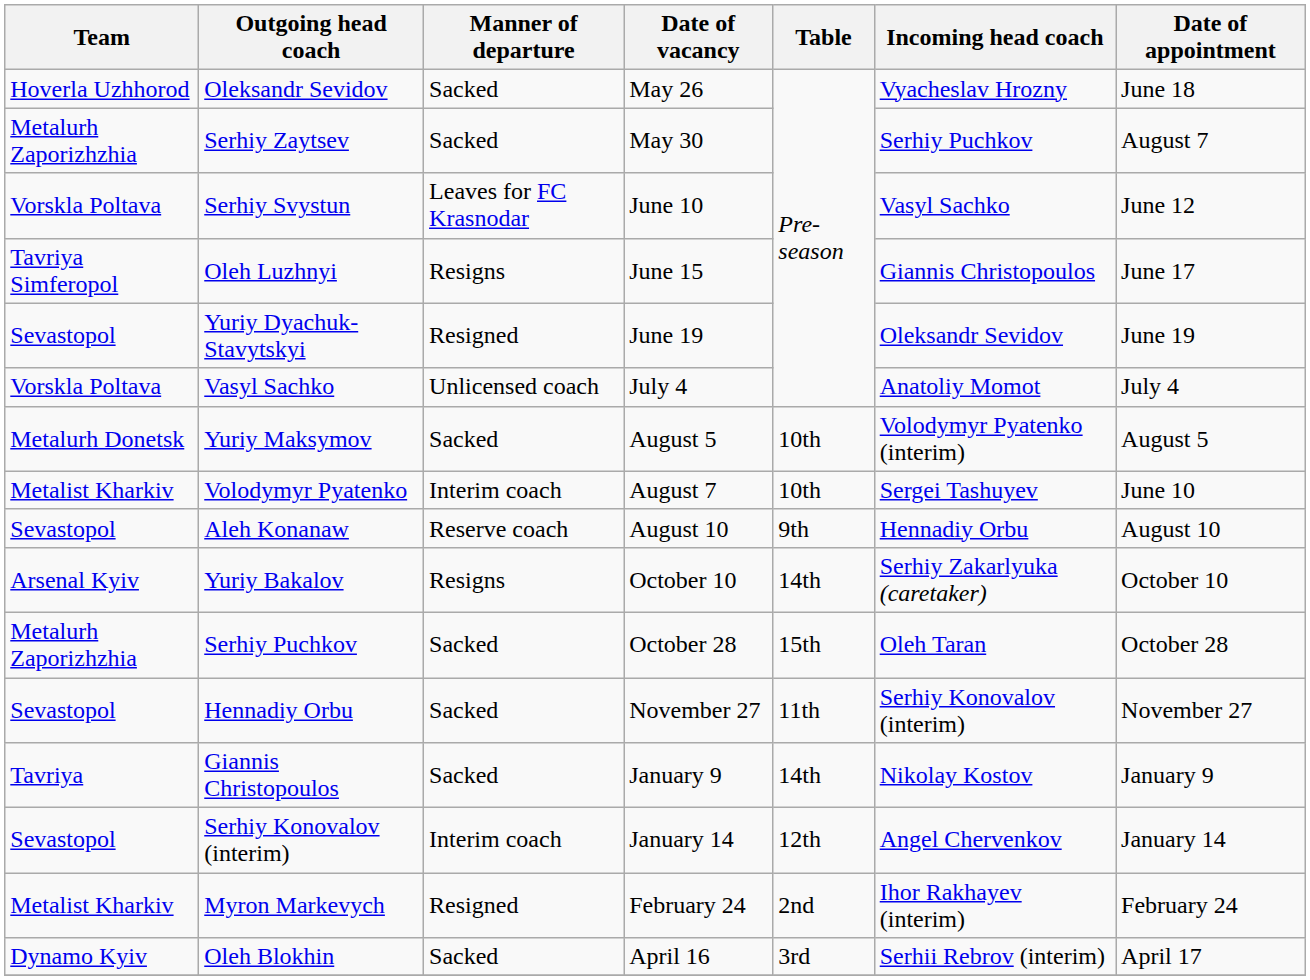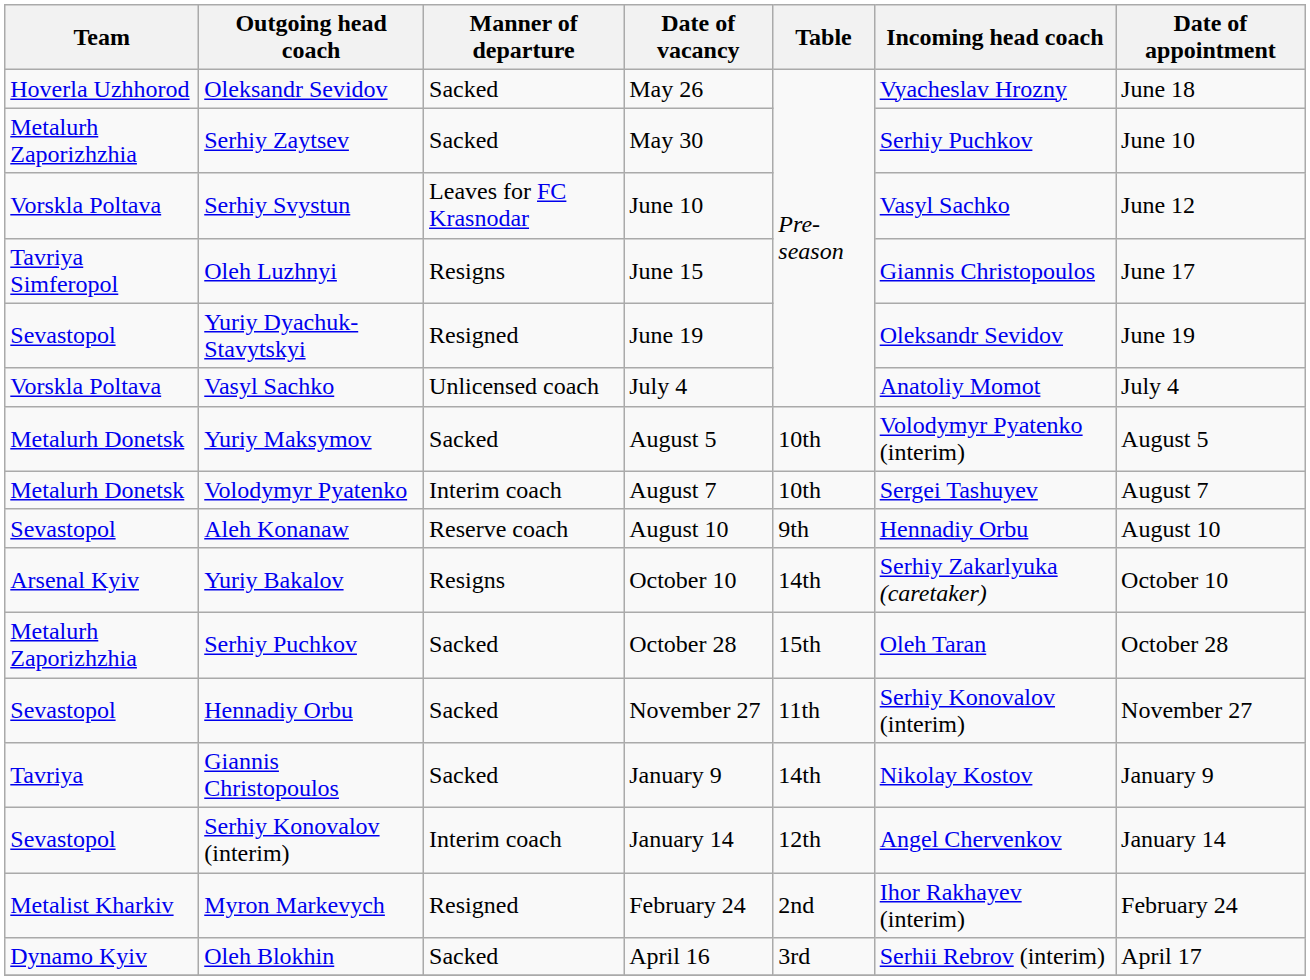(1165, 140) August 7 -> (1158, 140) June 10
(92, 490) Metalist Kharkiv -> (97, 490) Metalurh Donetsk
(1158, 490) June 10 -> (1165, 490) August 7
